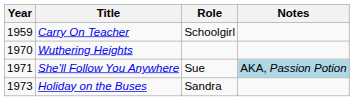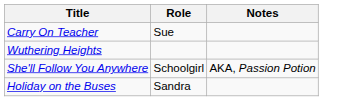- column: (20, 13)
(210, 31) Schoolgirl -> (164, 31) Sue
(195, 68) Sue -> (179, 68) Schoolgirl
(293, 68) lightblue background -> (263, 68) no background
